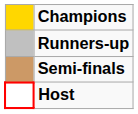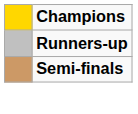- row: (56, 95)
